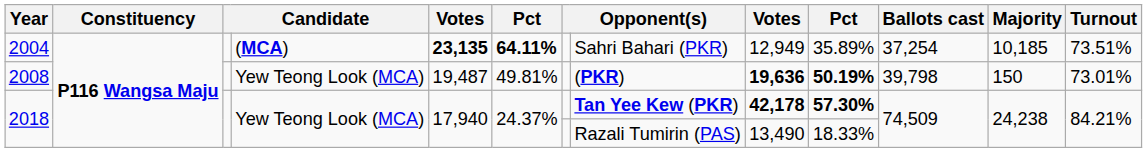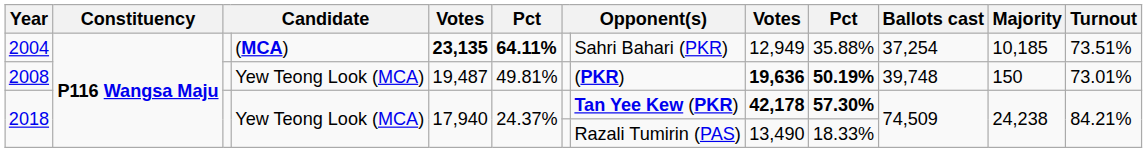(844, 48) 35.89% -> (844, 48) 35.88%
(910, 76) 39,798 -> (910, 76) 39,748
